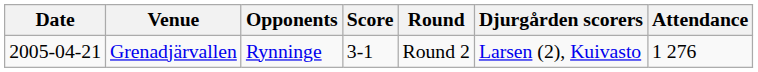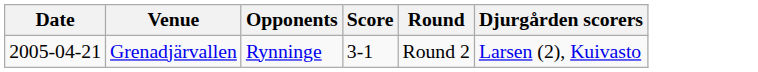- column: (700, 20)
